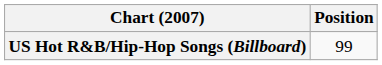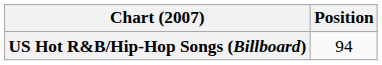(344, 45) 99 -> (344, 45) 94
